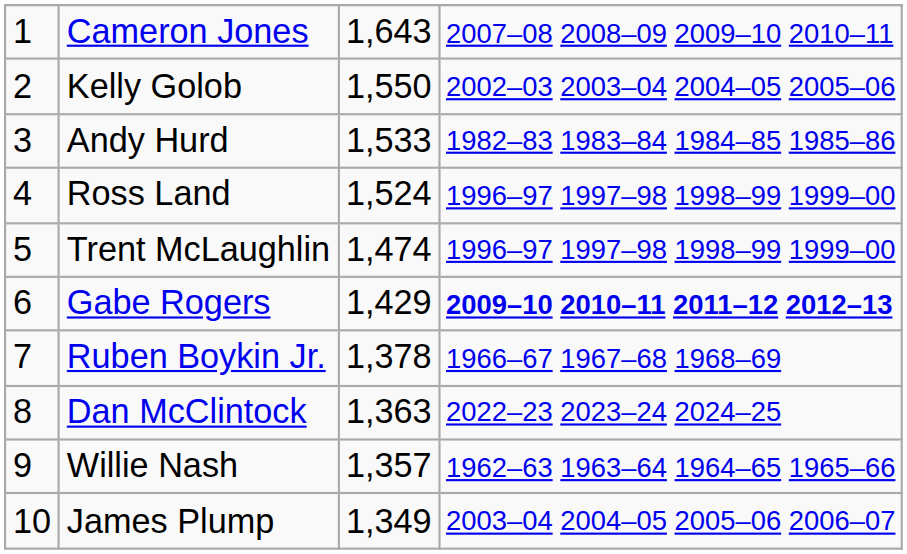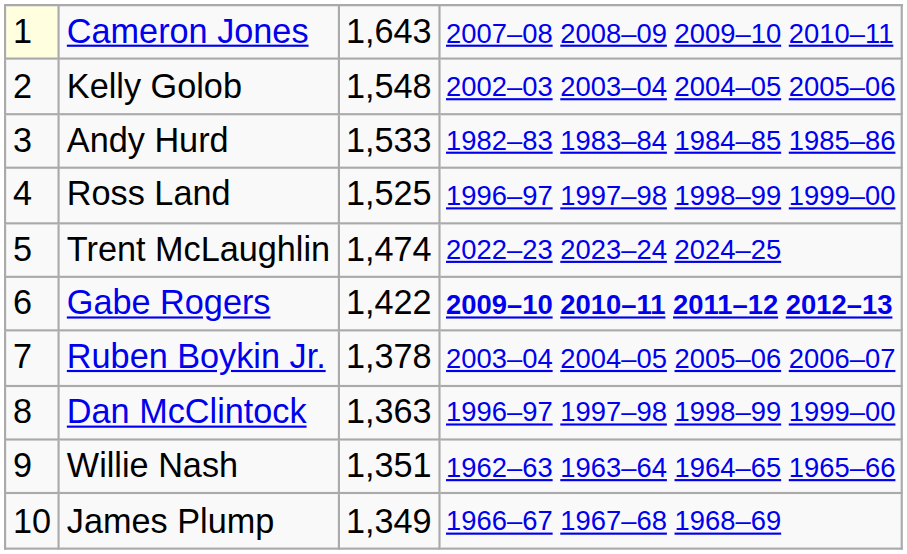(22, 31) no background -> (22, 31) lightyellow background
(389, 85) 1,550 -> (389, 85) 1,548
(389, 194) 1,524 -> (389, 194) 1,525
(671, 249) 1996–97 1997–98 1998–99 1999–00 -> (614, 249) 2022–23 2023–24 2024–25
(389, 303) 1,429 -> (389, 303) 1,422
(614, 358) 1966–67 1967–68 1968–69 -> (671, 358) 2003–04 2004–05 2005–06 2006–07
(614, 412) 2022–23 2023–24 2024–25 -> (671, 412) 1996–97 1997–98 1998–99 1999–00
(389, 466) 1,357 -> (389, 466) 1,351
(671, 521) 2003–04 2004–05 2005–06 2006–07 -> (614, 521) 1966–67 1967–68 1968–69
